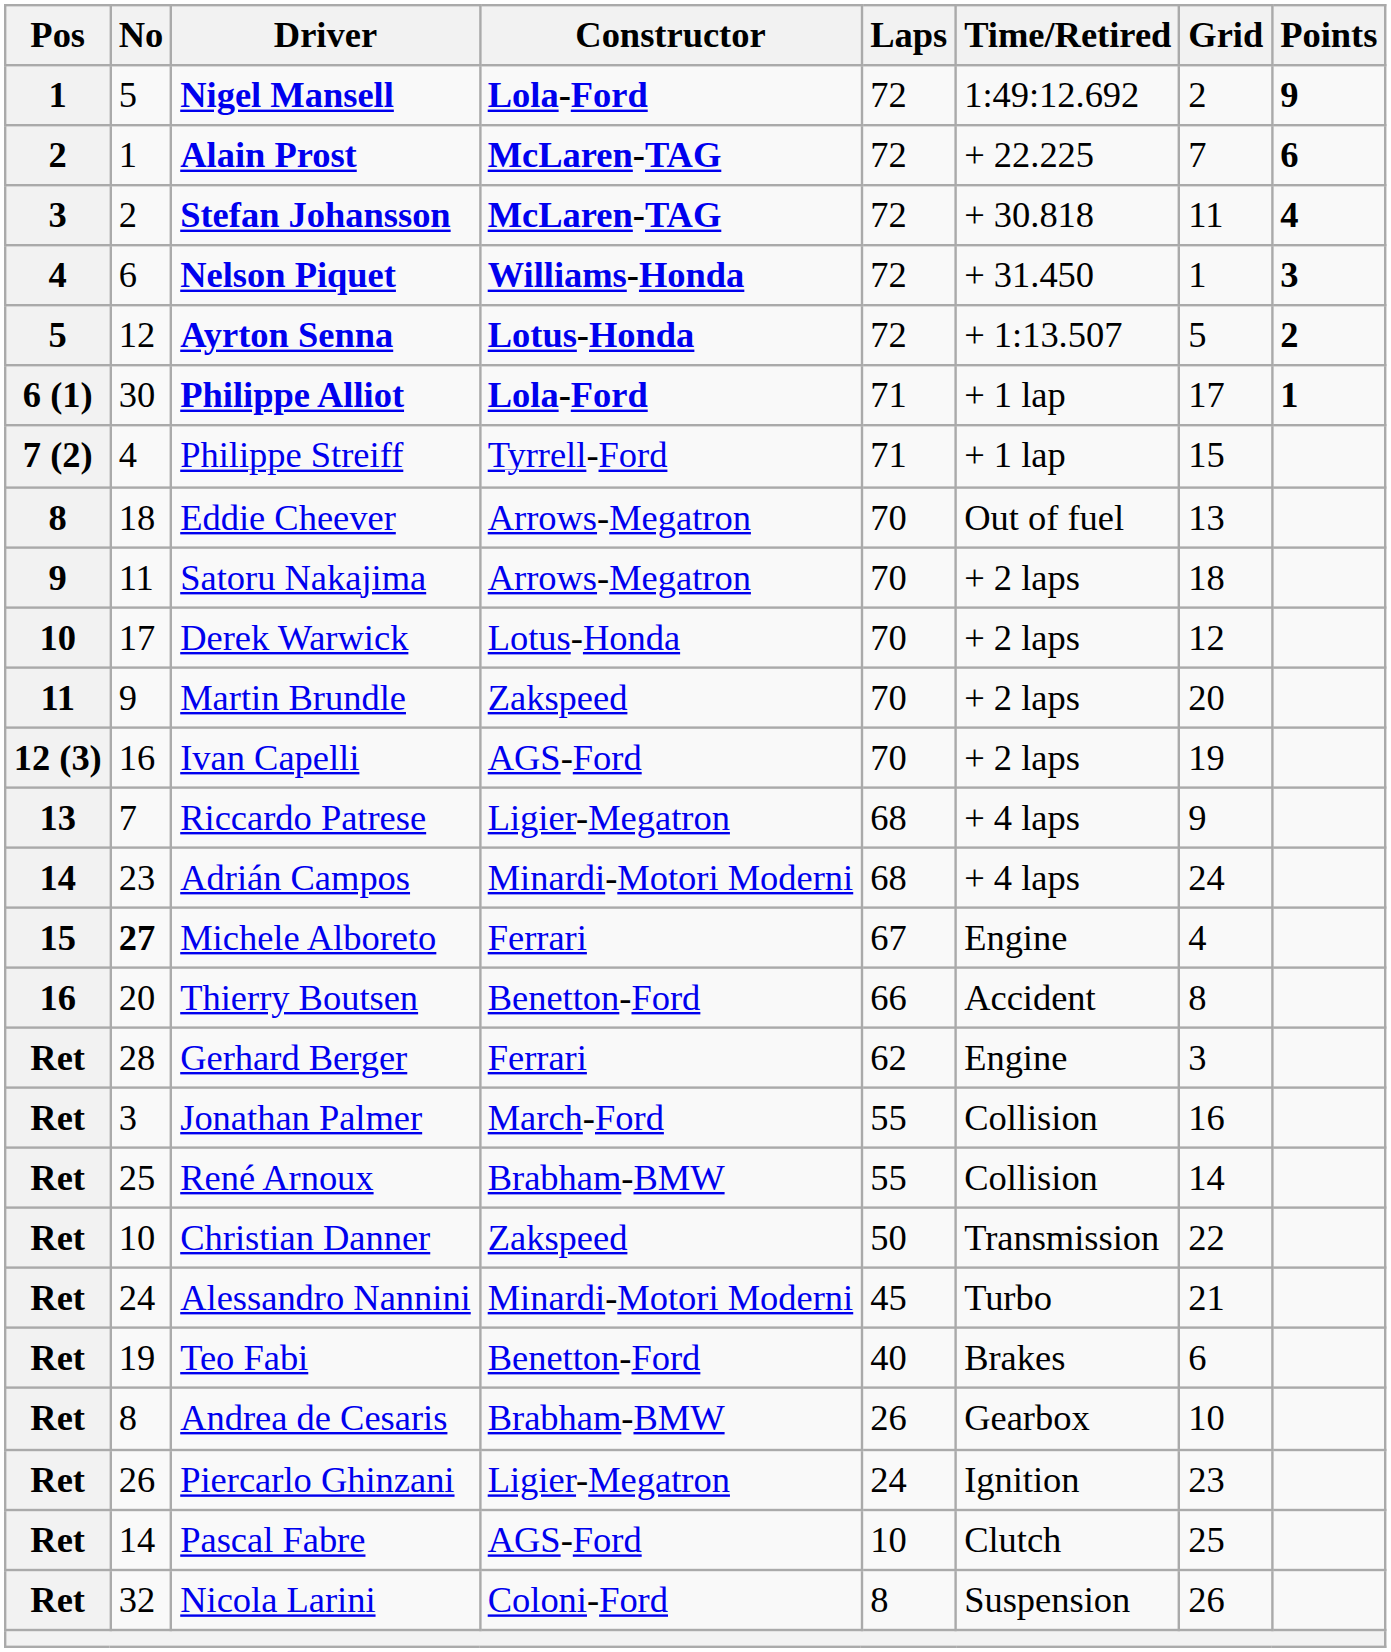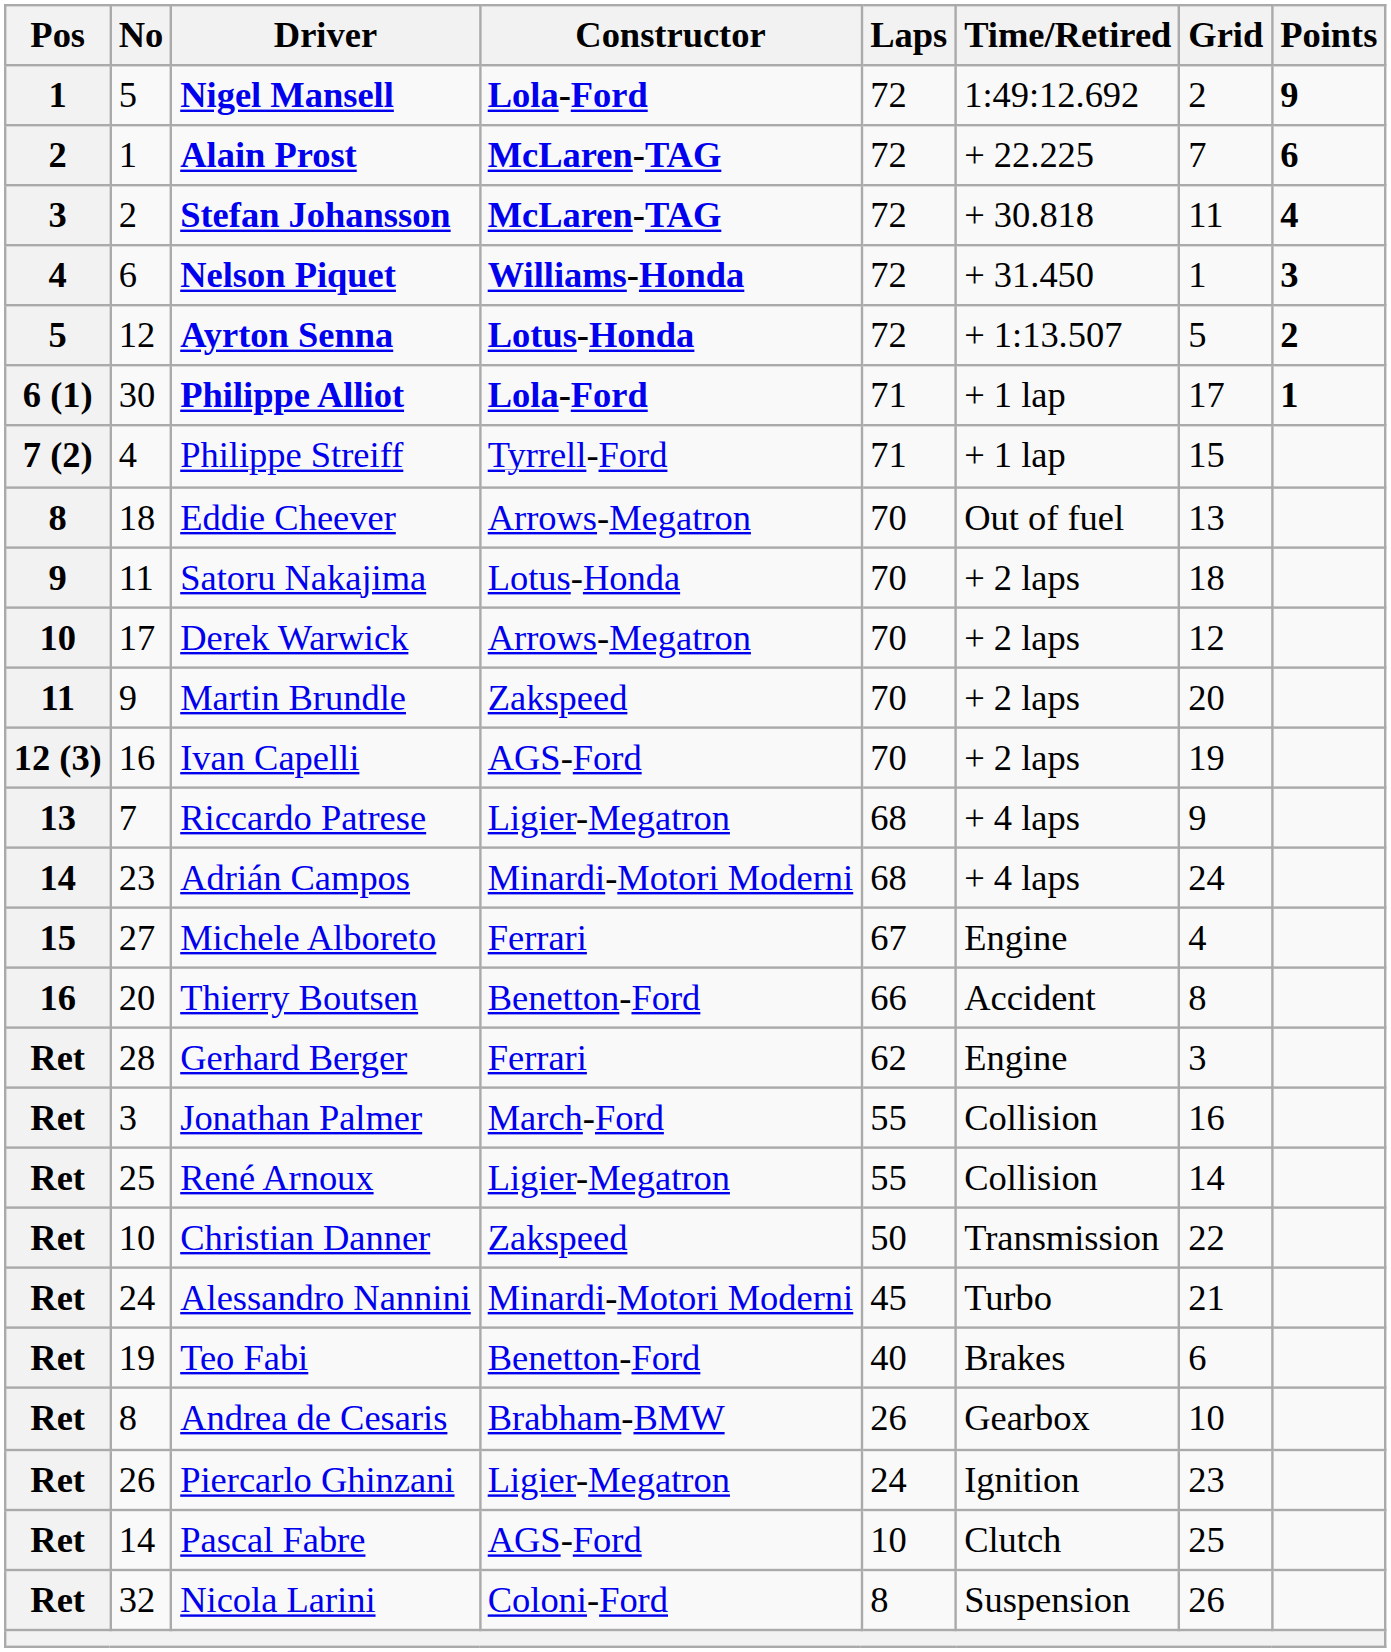(619, 576) Arrows-Megatron -> (584, 576) Lotus-Honda
(584, 636) Lotus-Honda -> (619, 636) Arrows-Megatron
(137, 937) bold -> (137, 937) normal
(606, 1177) Brabham-BMW -> (609, 1177) Ligier-Megatron
